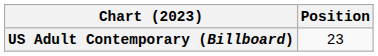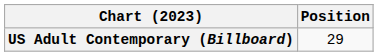(335, 40) 23 -> (335, 40) 29
